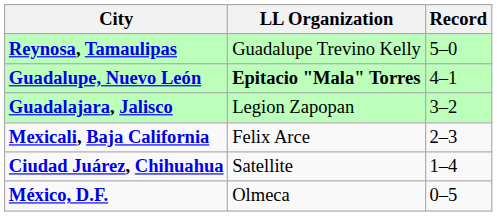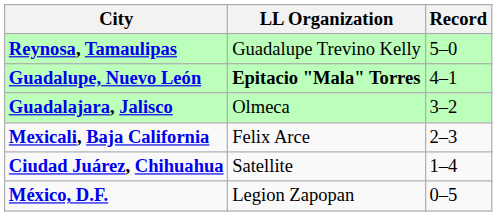(293, 107) Legion Zapopan -> (261, 107) Olmeca
(261, 195) Olmeca -> (293, 195) Legion Zapopan
